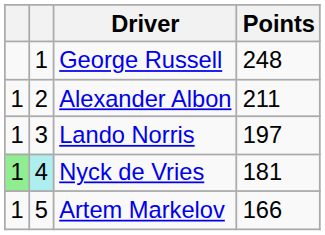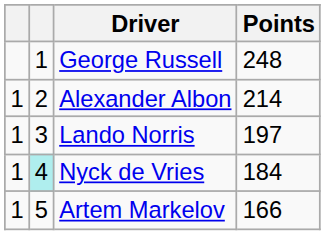(262, 98) 211 -> (262, 98) 214
(17, 172) lightgreen background -> (17, 172) no background
(262, 172) 181 -> (262, 172) 184
